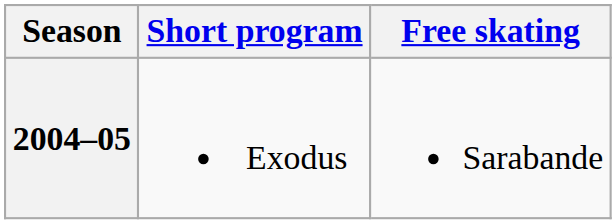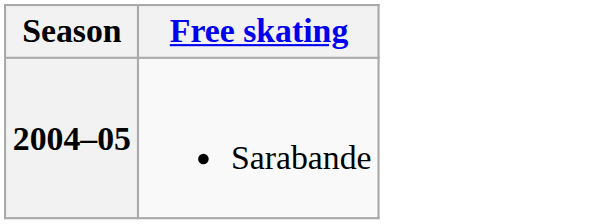- column: (255, 31)
